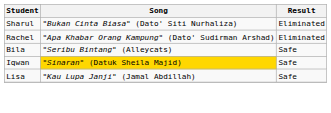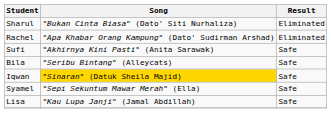+ row: (15, 49)
+ row: (20, 88)
